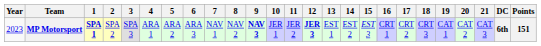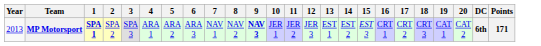- column: (485, 10)
(15, 29) 2023 -> (15, 29) 2013
(312, 29) bold -> (311, 29) normal
(523, 29) 151 -> (502, 29) 171
